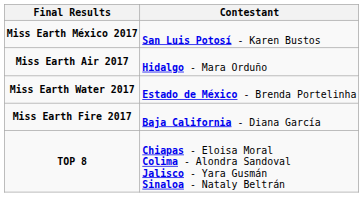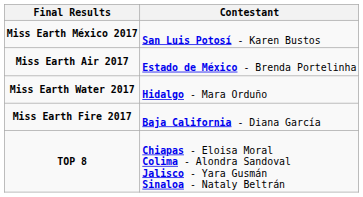(205, 67) Hidalgo - Mara Orduño -> (249, 67) Estado de México - Brenda Portelinha
(249, 95) Estado de México - Brenda Portelinha -> (205, 95) Hidalgo - Mara Orduño
